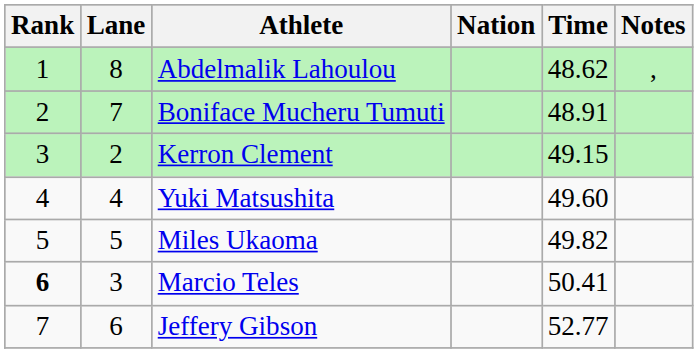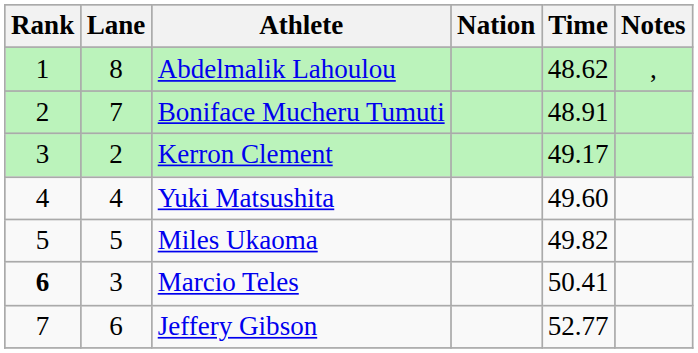(578, 154) 49.15 -> (578, 154) 49.17
